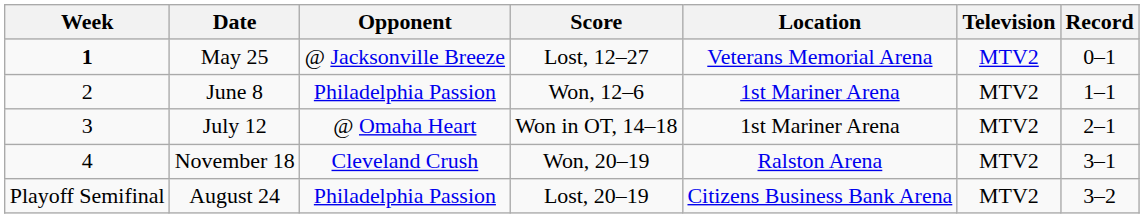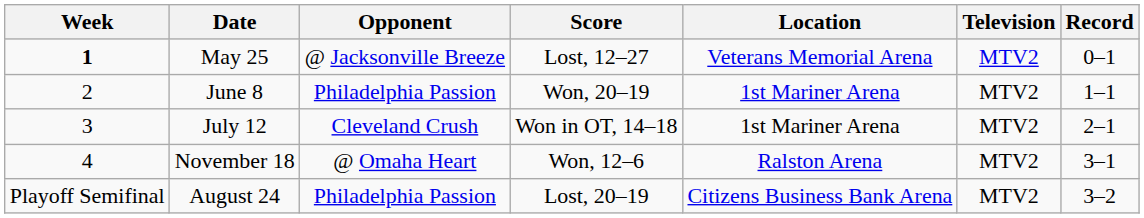(596, 91) Won, 12–6 -> (596, 91) Won, 20–19
(405, 126) @ Omaha Heart -> (405, 126) Cleveland Crush
(405, 160) Cleveland Crush -> (405, 160) @ Omaha Heart
(596, 160) Won, 20–19 -> (596, 160) Won, 12–6
